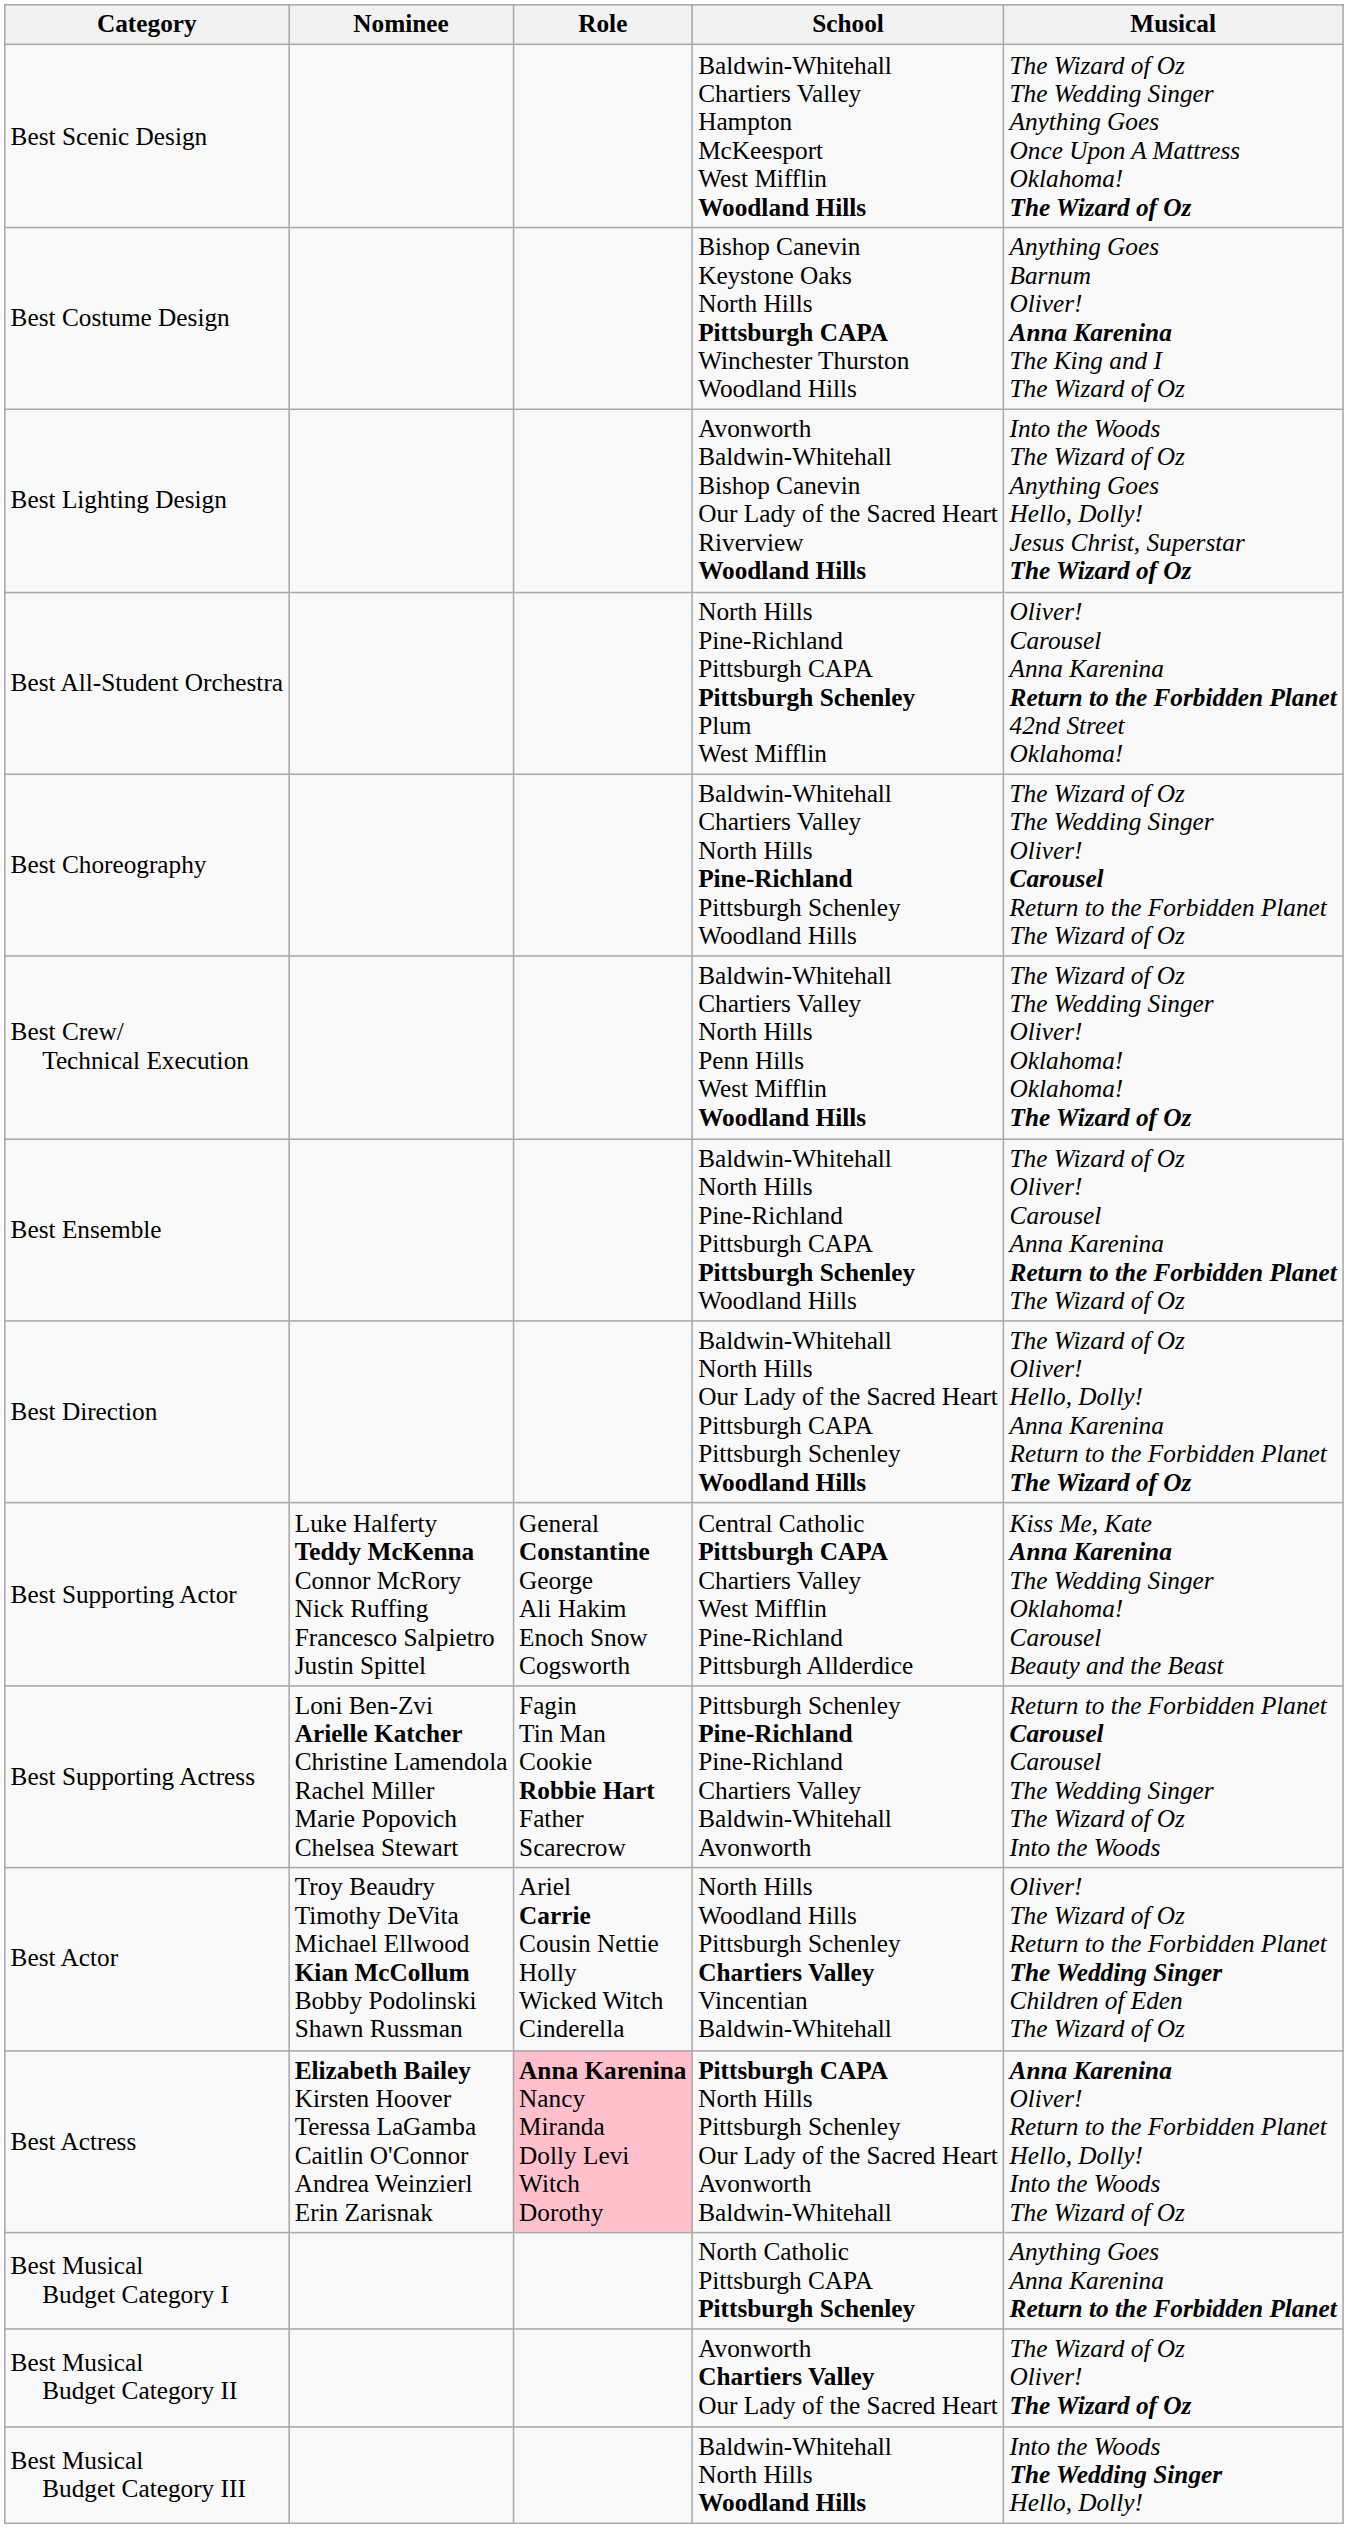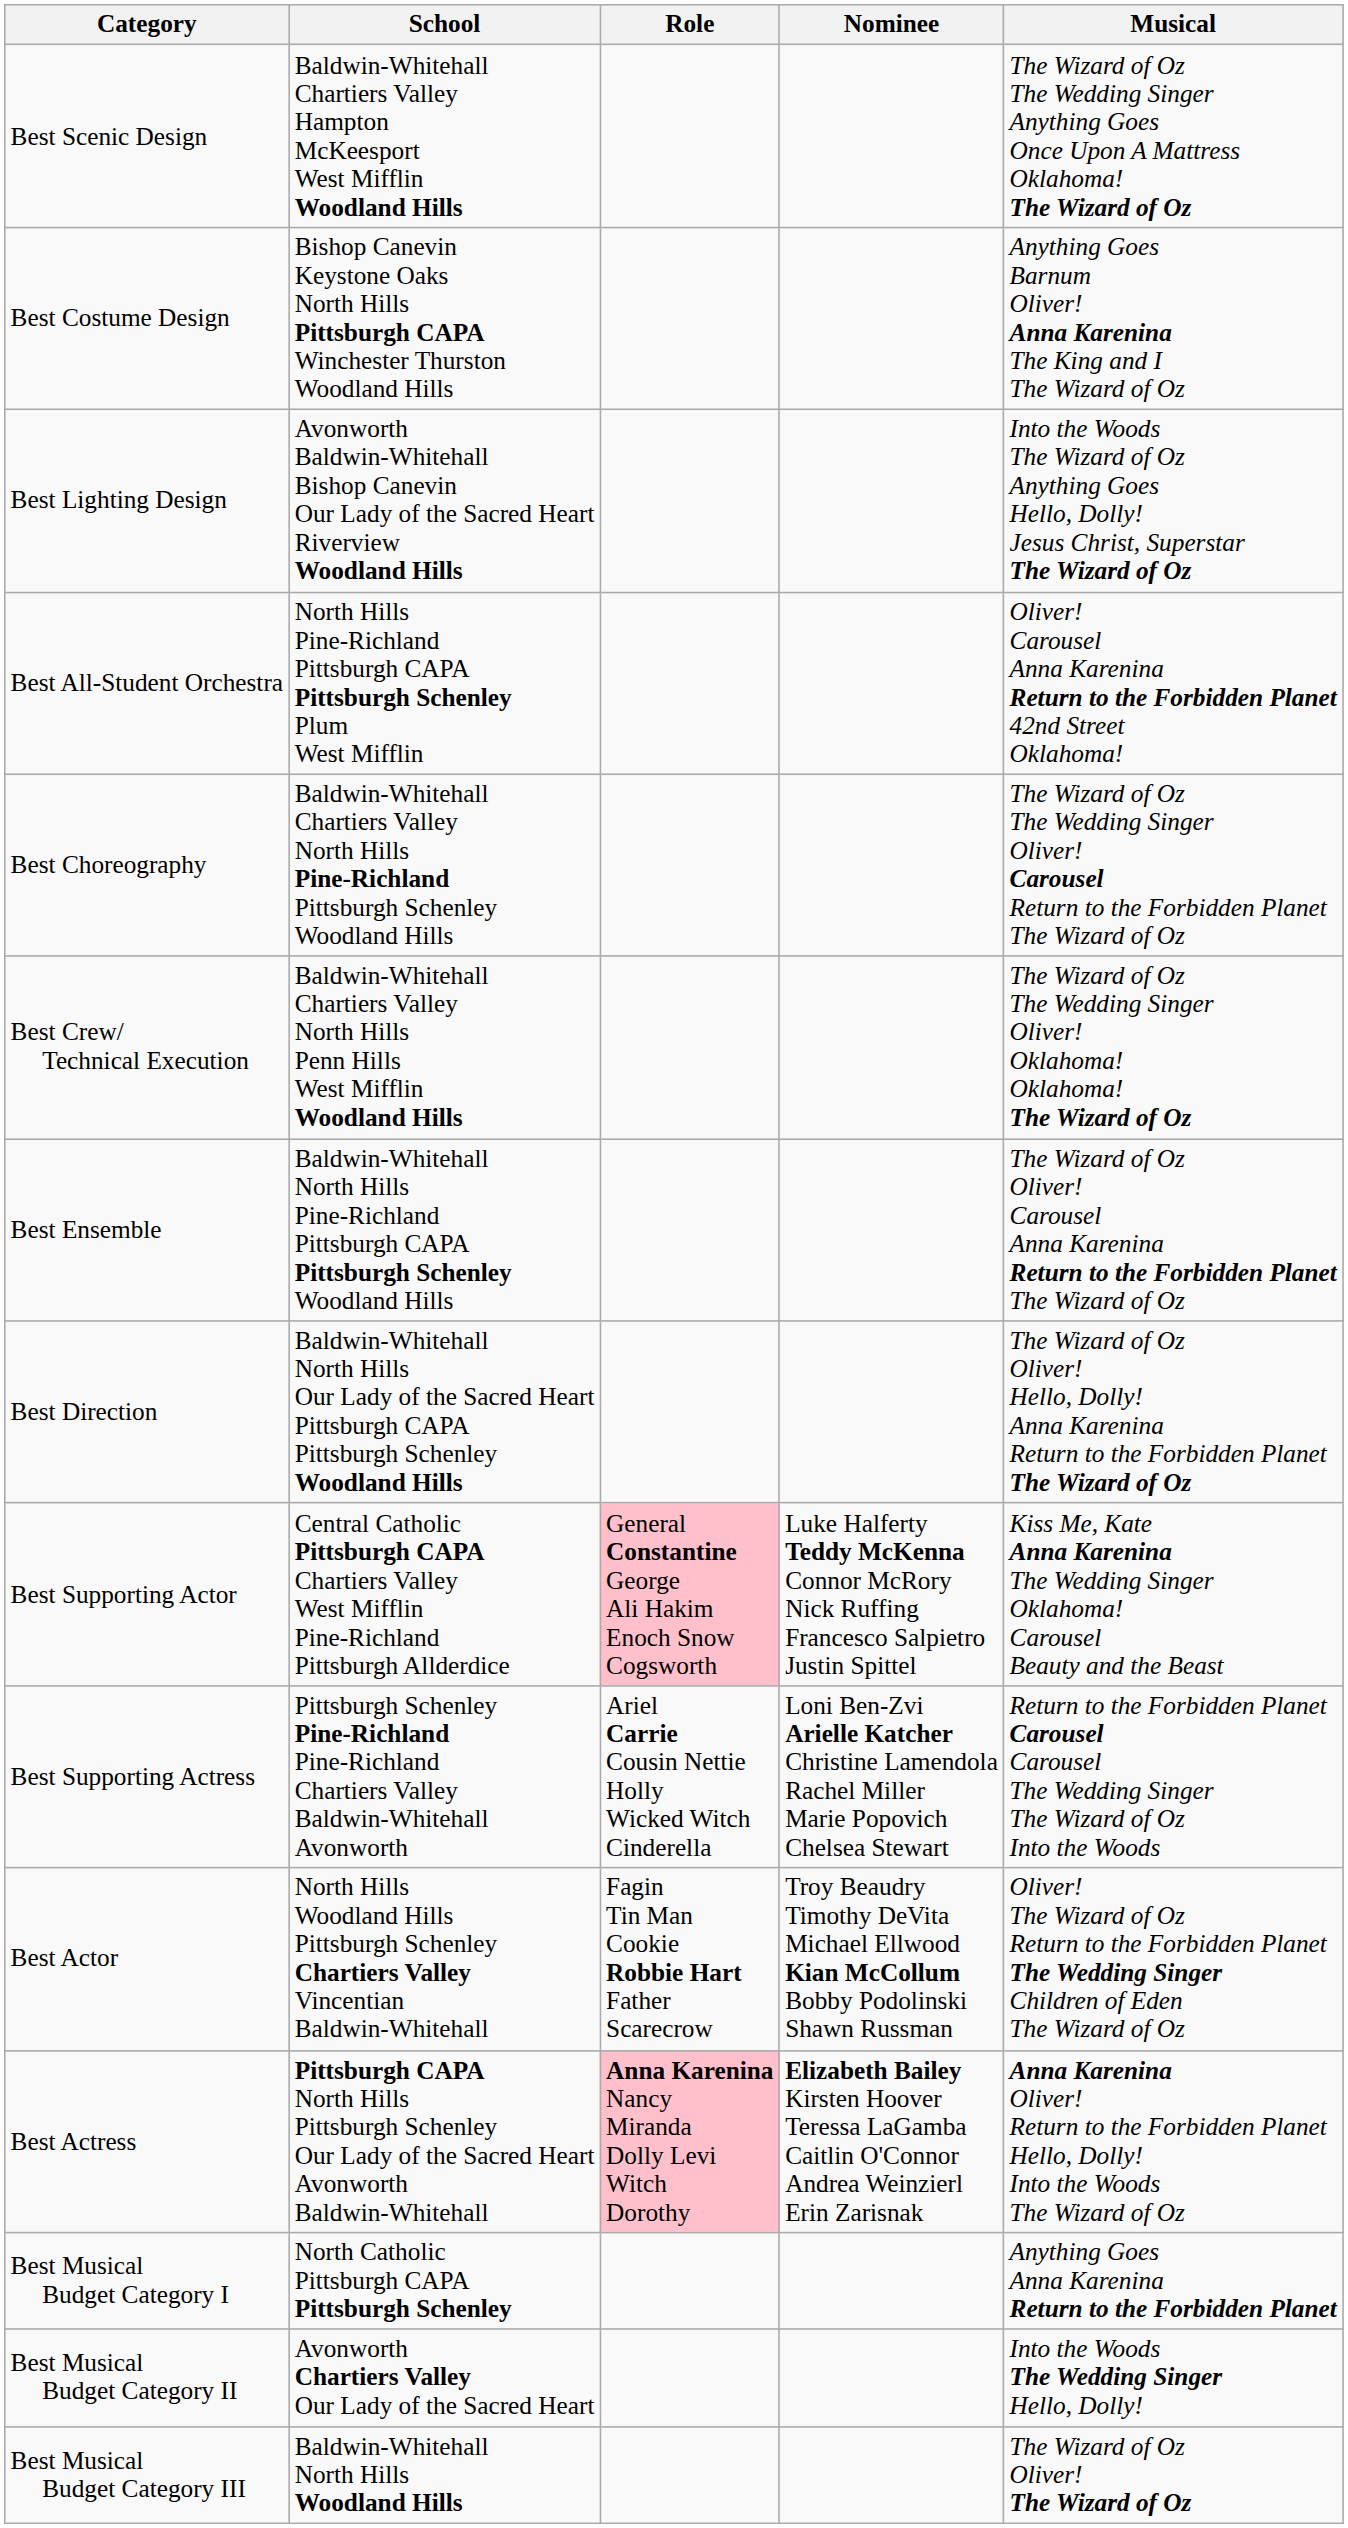columns swapped: (401, 24) <-> (848, 24)
(584, 1594) no background -> (671, 1594) pink background
(587, 1776) Fagin Tin Man Cookie Robbie Hart Father Scarecrow -> (678, 1776) Ariel Carrie Cousin Nettie Holly Wicked Witch Cinderella
(591, 1958) Ariel Carrie Cousin Nettie Holly Wicked Witch Cinderella -> (674, 1958) Fagin Tin Man Cookie Robbie Hart Father Scarecrow
(1100, 2377) The Wizard of Oz Oliver! The Wizard of Oz -> (1116, 2377) Into the Woods The Wedding Singer Hello, Dolly!
(1116, 2474) Into the Woods The Wedding Singer Hello, Dolly! -> (1100, 2474) The Wizard of Oz Oliver! The Wizard of Oz
